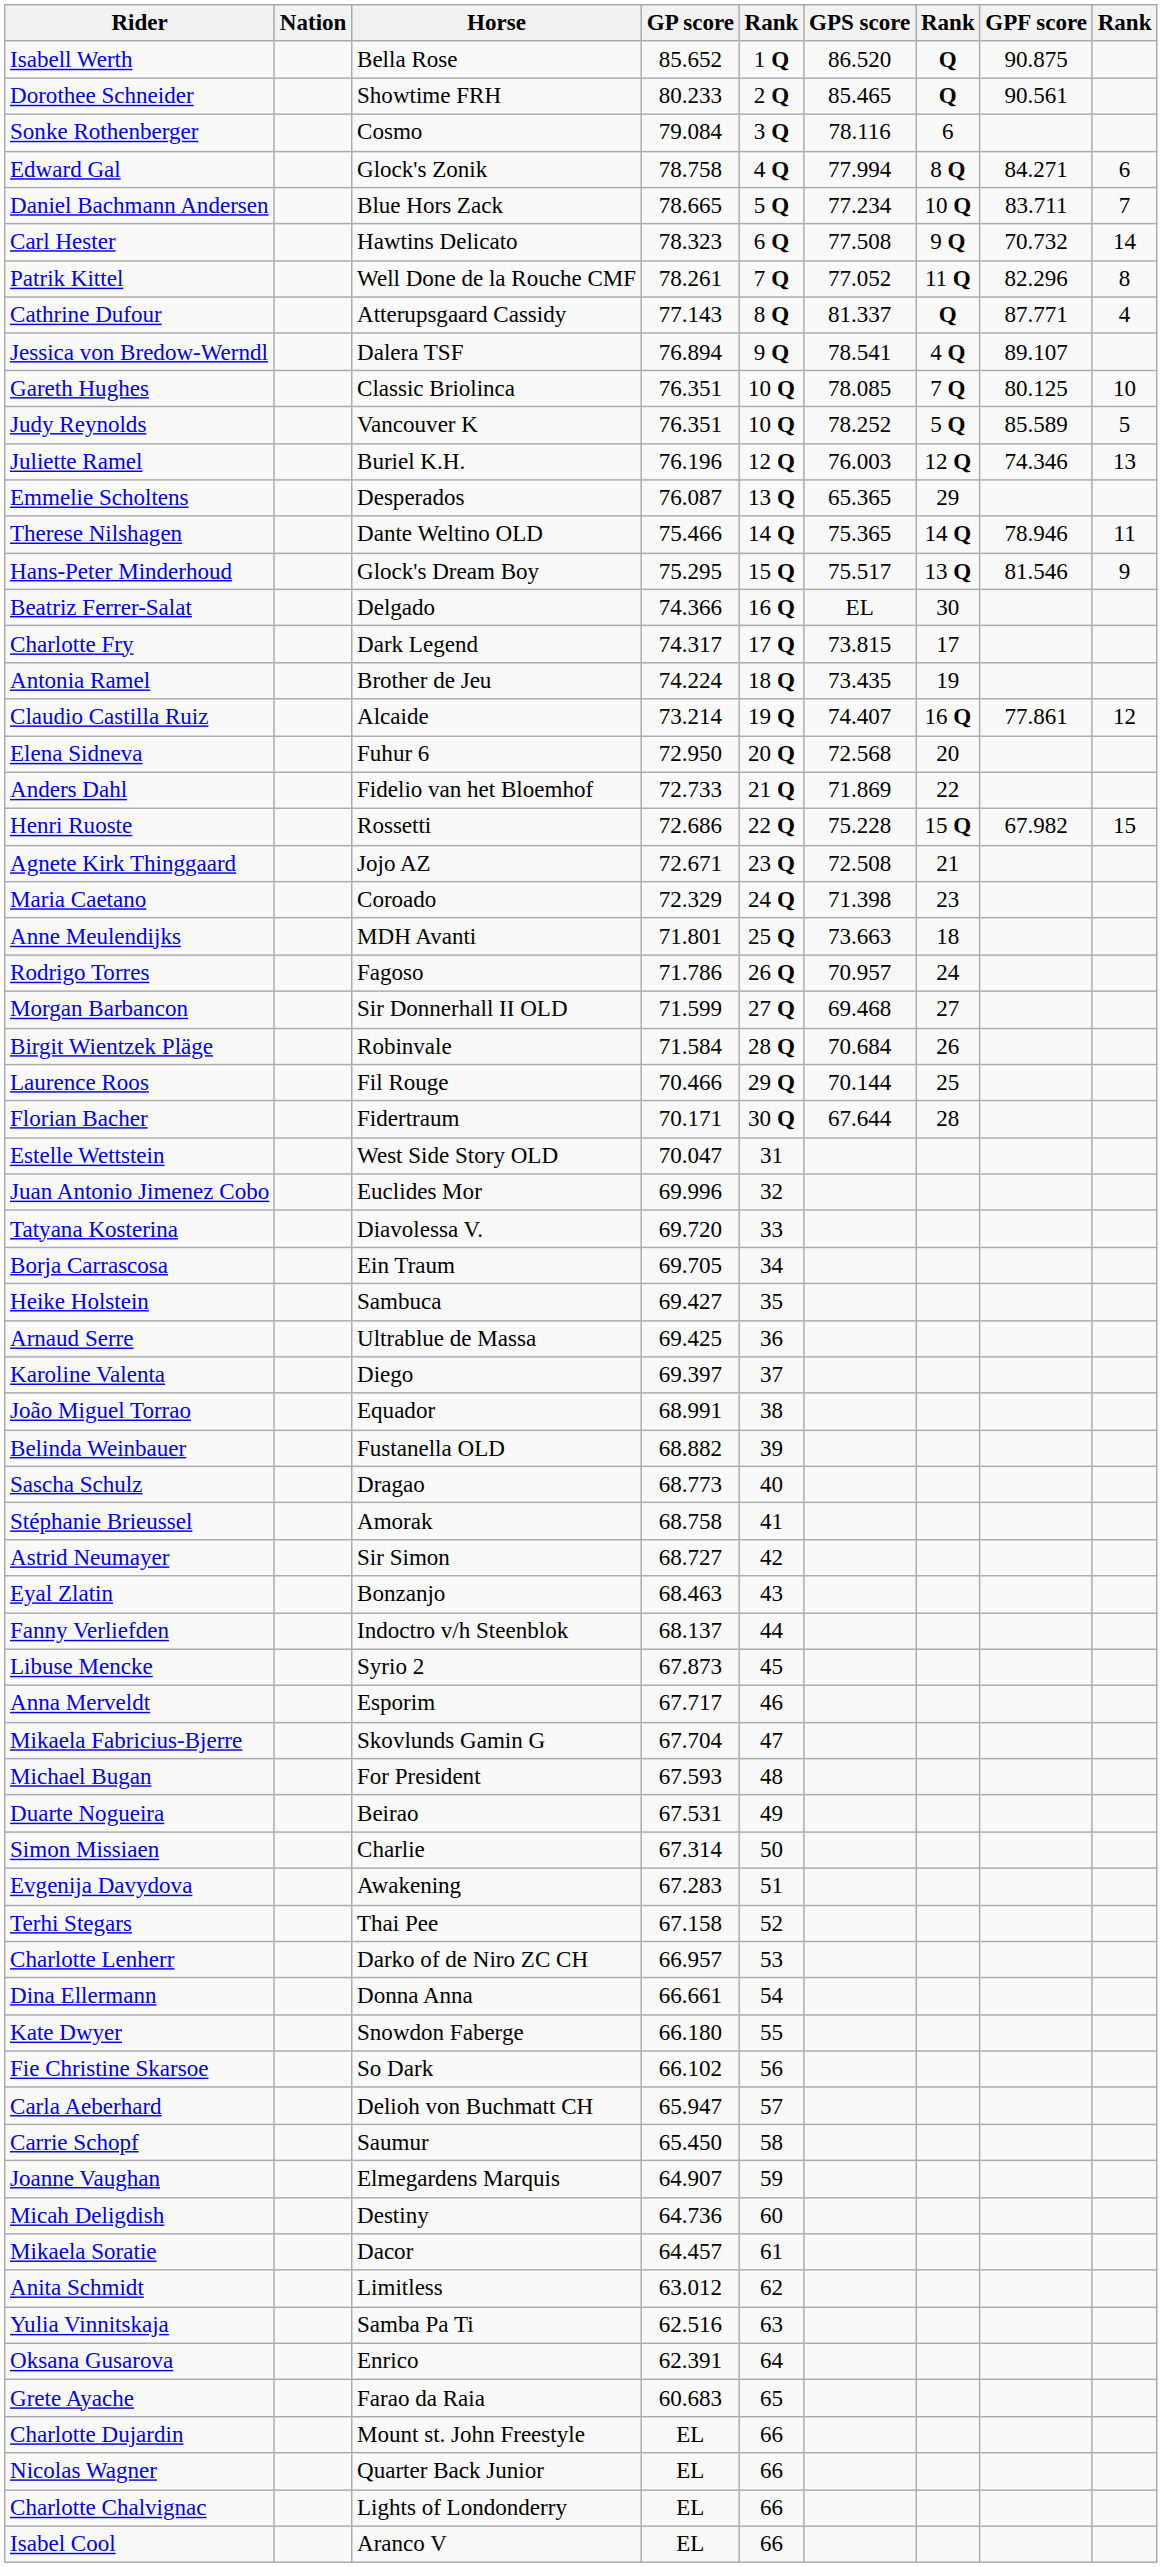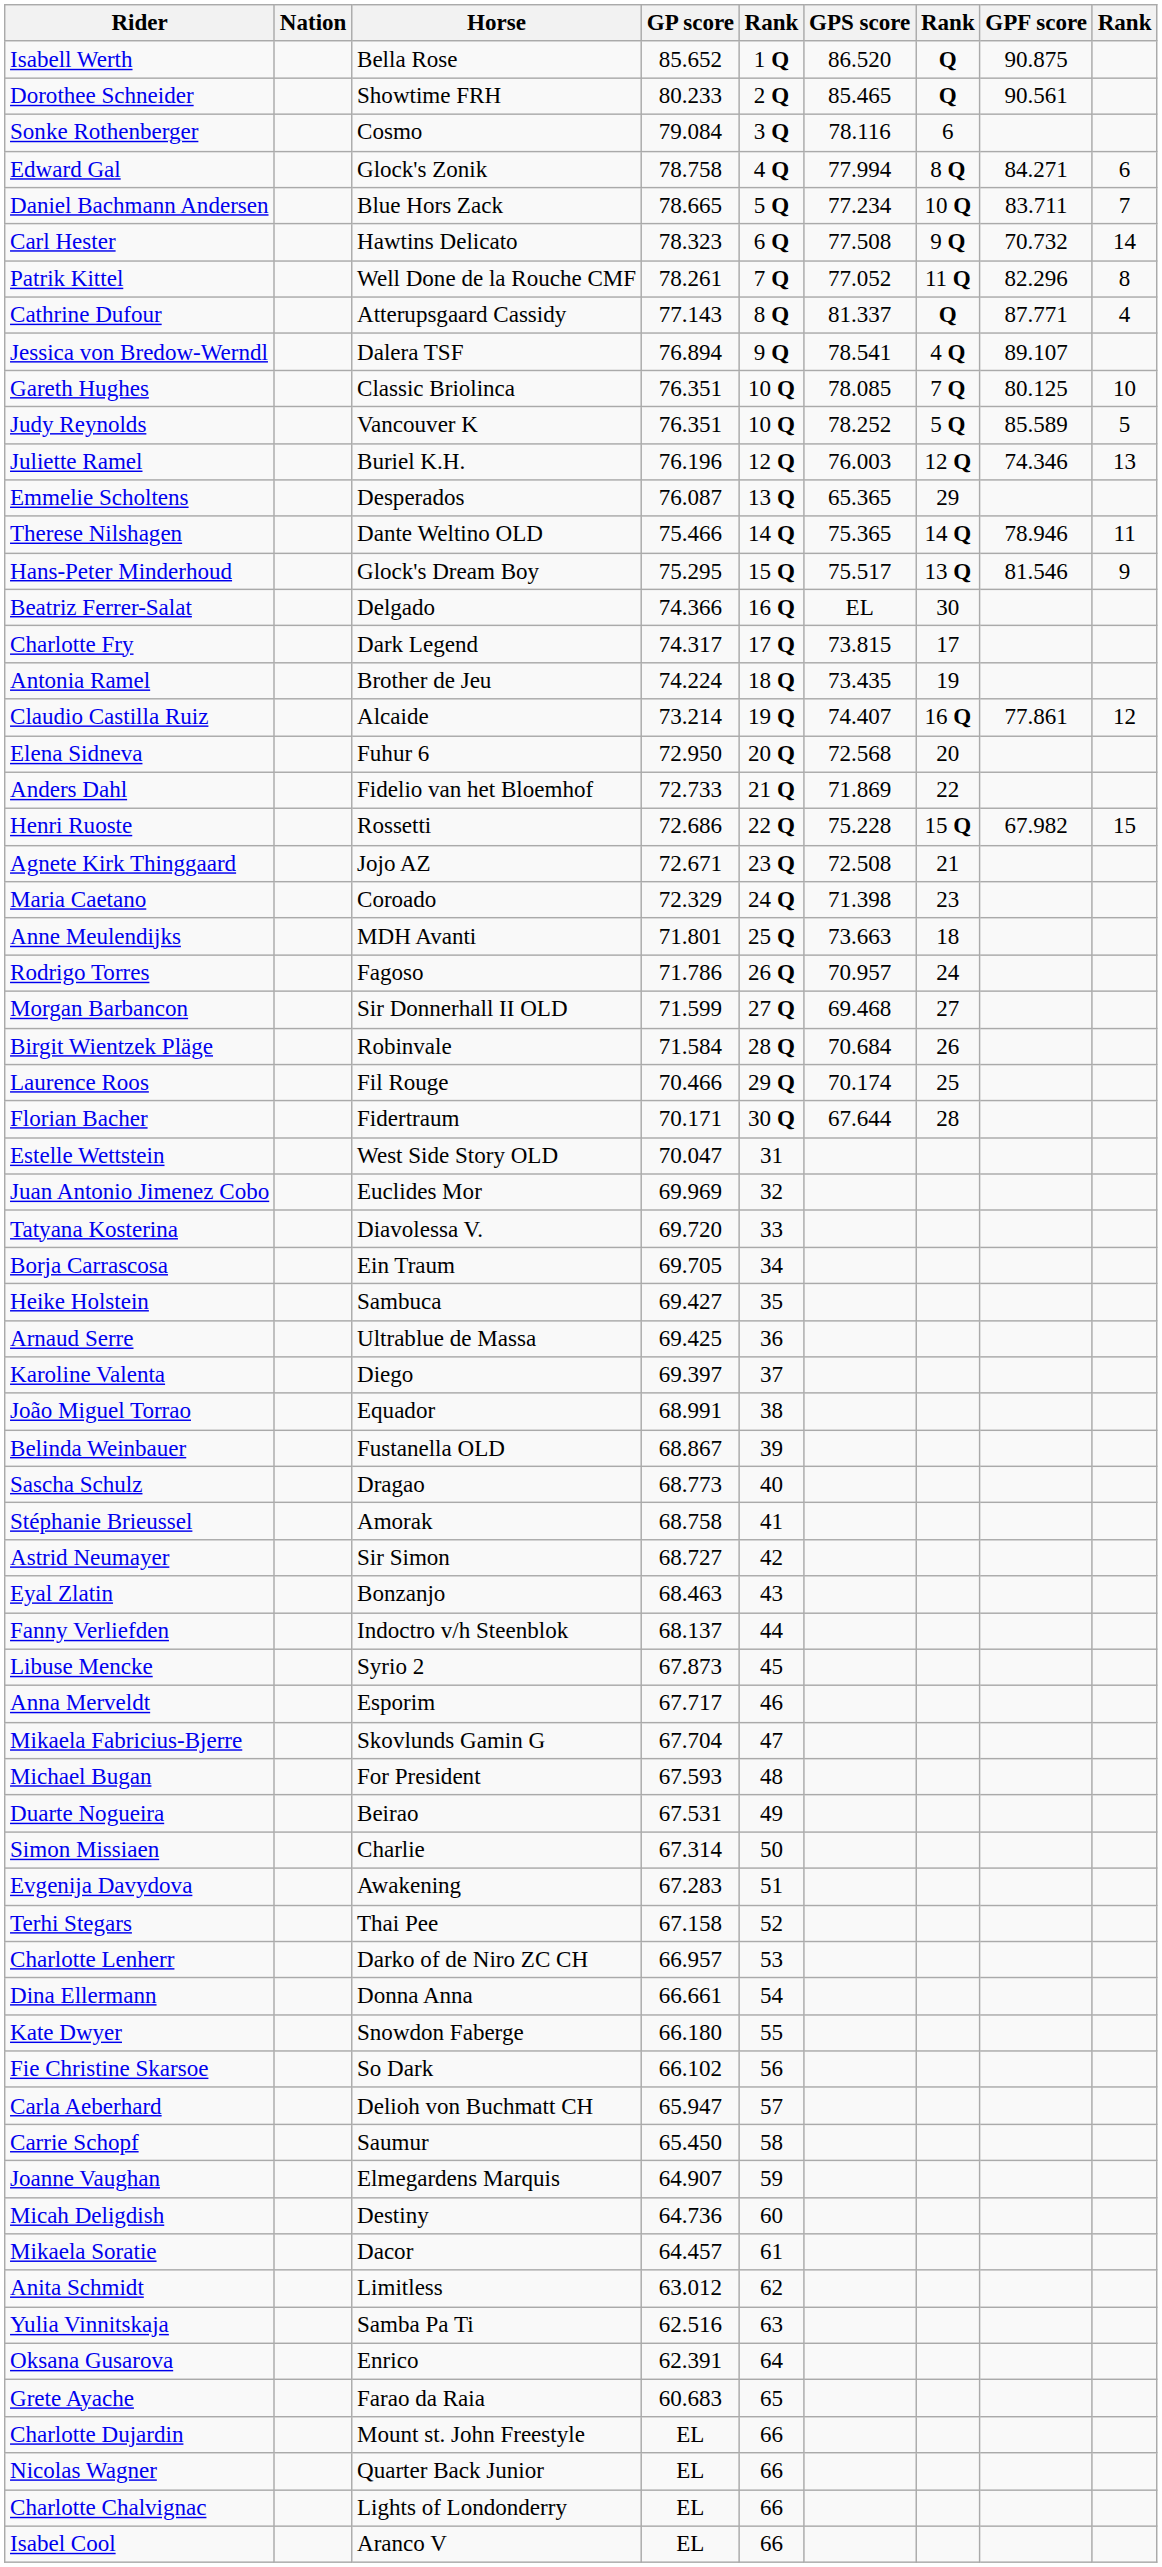(860, 1082) 70.144 -> (860, 1082) 70.174
(690, 1192) 69.996 -> (690, 1192) 69.969
(690, 1447) 68.882 -> (690, 1447) 68.867
